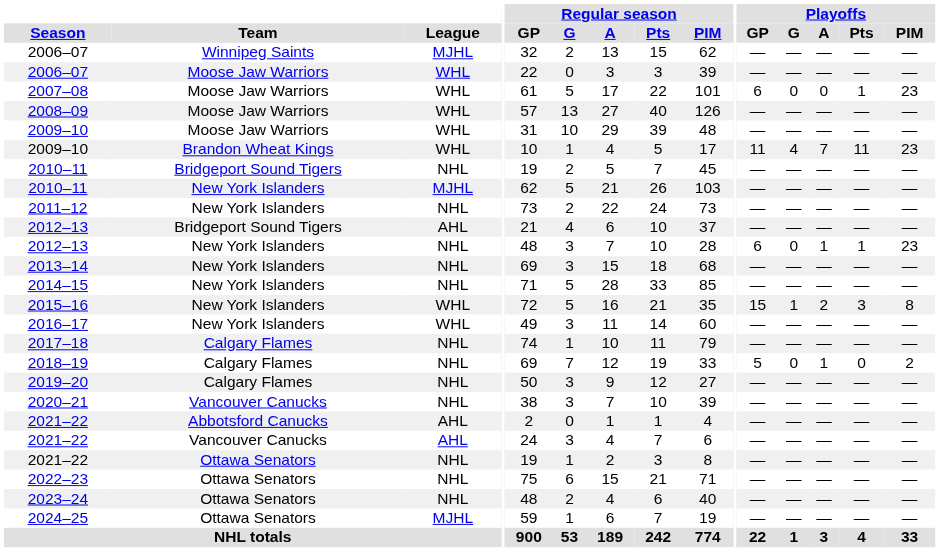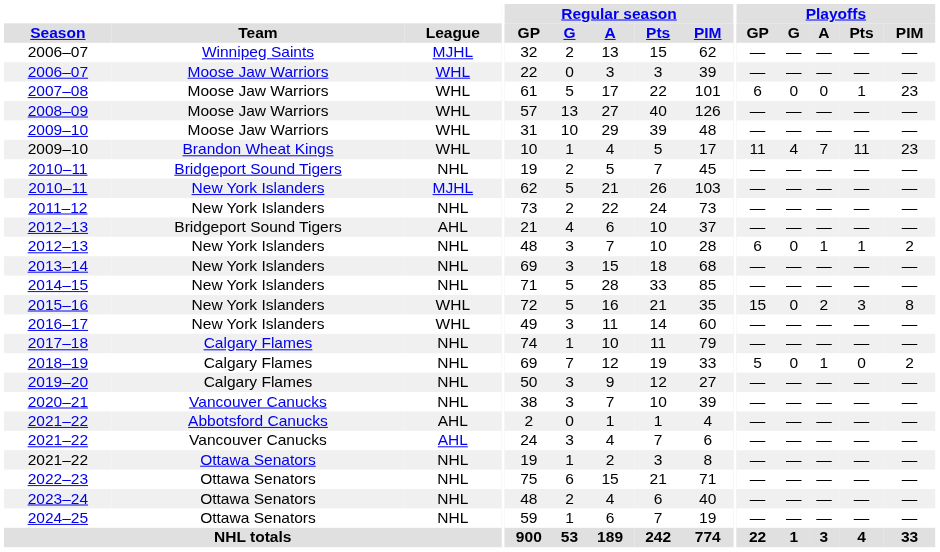(910, 246) 23 -> (910, 246) 2
(794, 304) 1 -> (794, 304) 0
(453, 518) MJHL -> (453, 518) NHL
